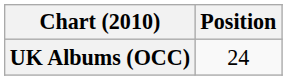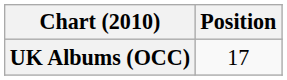(238, 57) 24 -> (238, 57) 17
